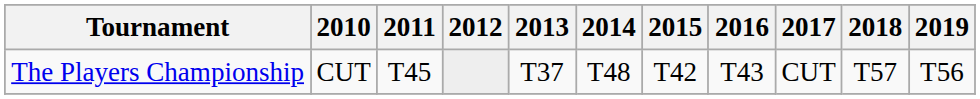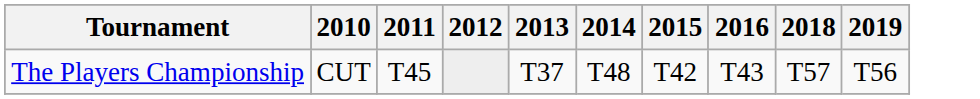- column: (809, 26)
